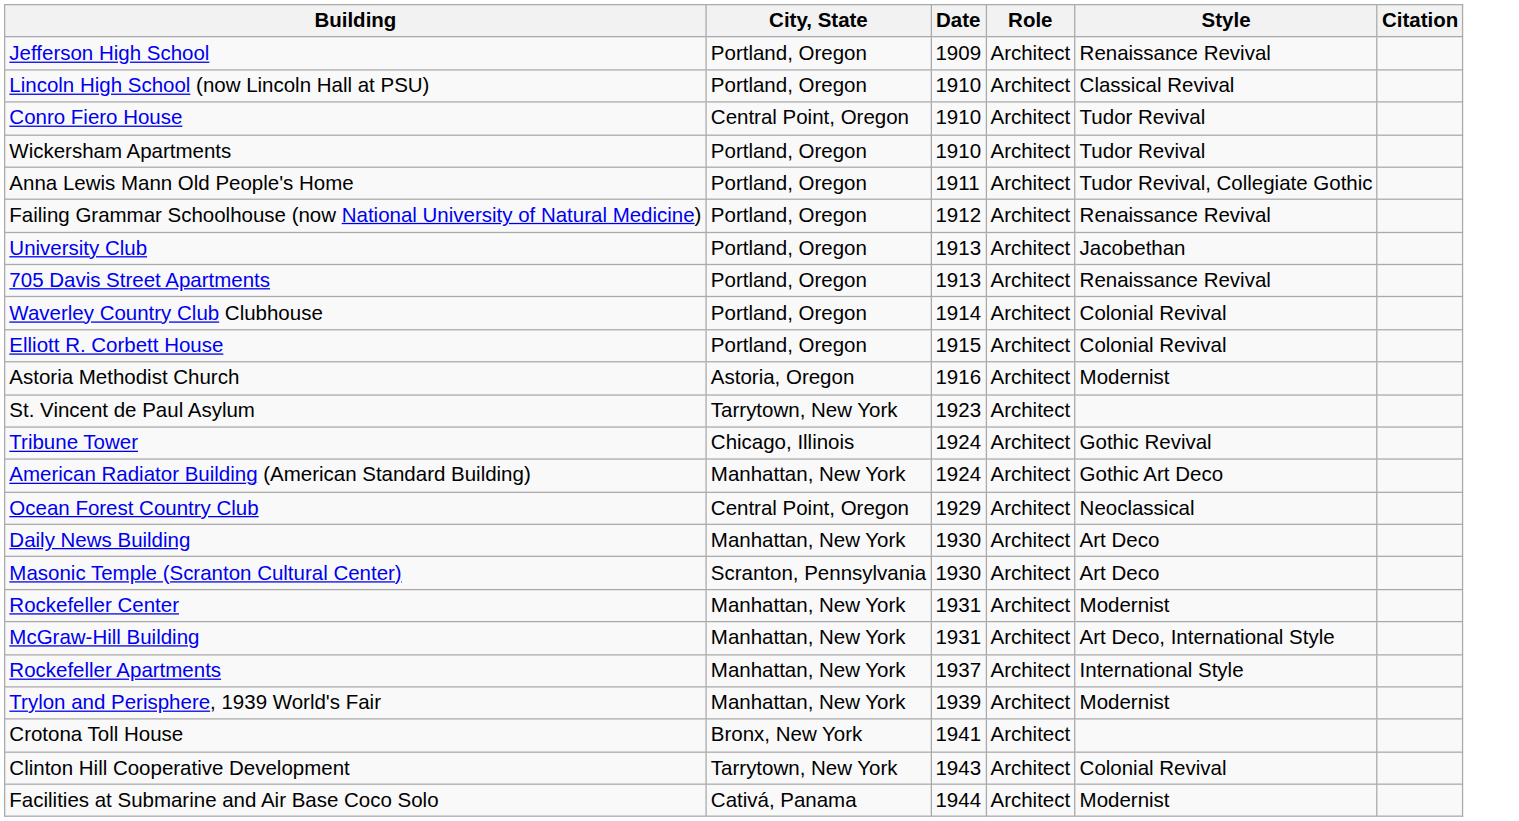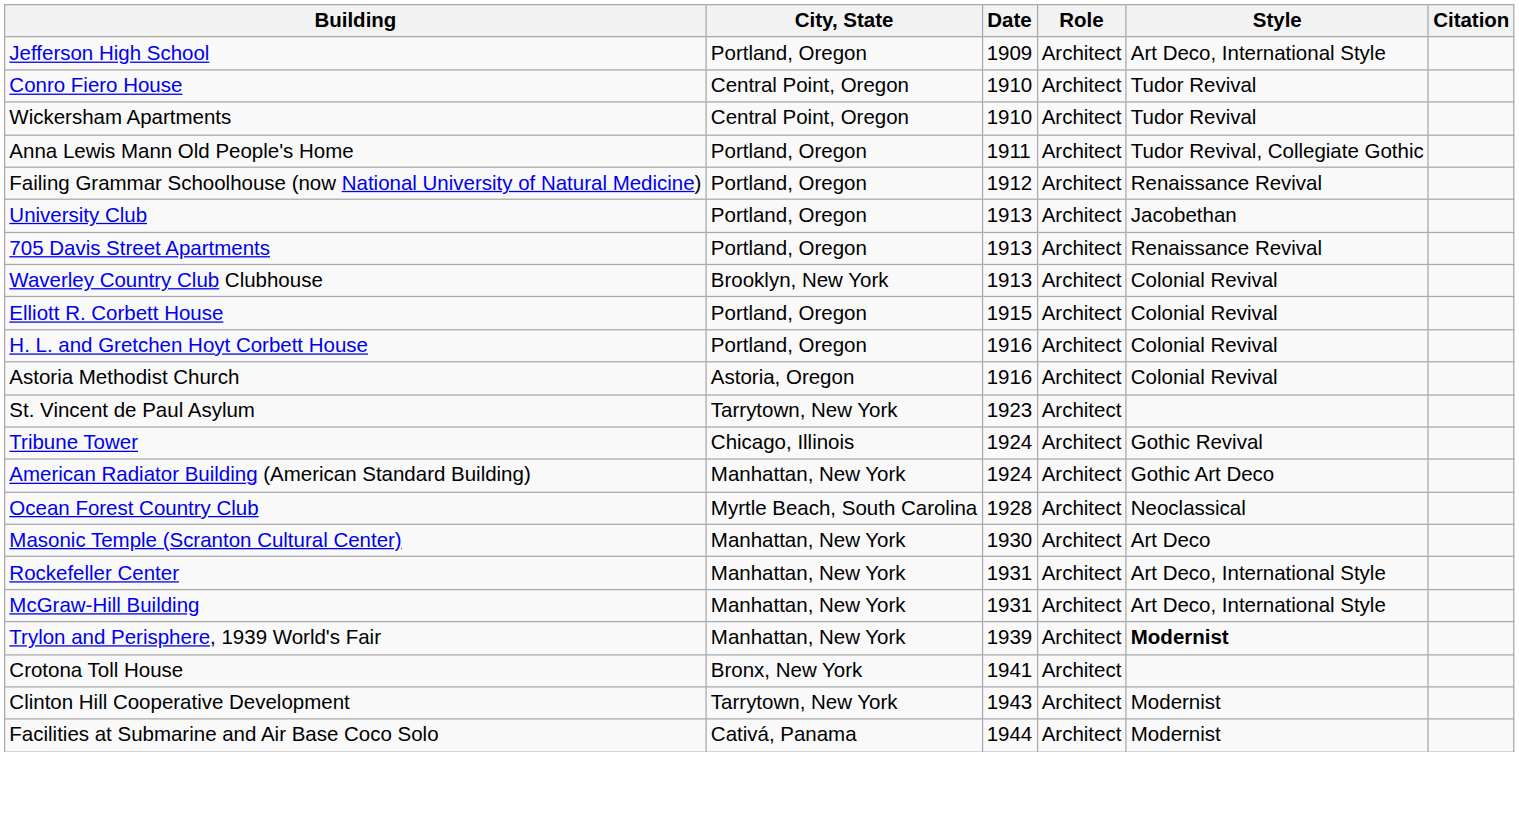(1175, 53) Renaissance Revival -> (1258, 53) Art Deco, International Style
- row: (219, 85)
(789, 150) Portland, Oregon -> (810, 118) Central Point, Oregon
(789, 313) Portland, Oregon -> (800, 280) Brooklyn, New York
(958, 313) 1914 -> (1009, 280) 1913
+ row: (189, 345)
(1125, 378) Modernist -> (1204, 378) Colonial Revival
(810, 507) Central Point, Oregon -> (844, 507) Myrtle Beach, South Carolina
(958, 507) 1929 -> (1009, 507) 1928
- row: (100, 540)
(818, 572) Scranton, Pennsylvania -> (808, 540) Manhattan, New York
(1125, 605) Modernist -> (1258, 572) Art Deco, International Style
- row: (115, 670)
(1125, 702) normal -> (1180, 637) bold
(1153, 767) Colonial Revival -> (1176, 702) Modernist
